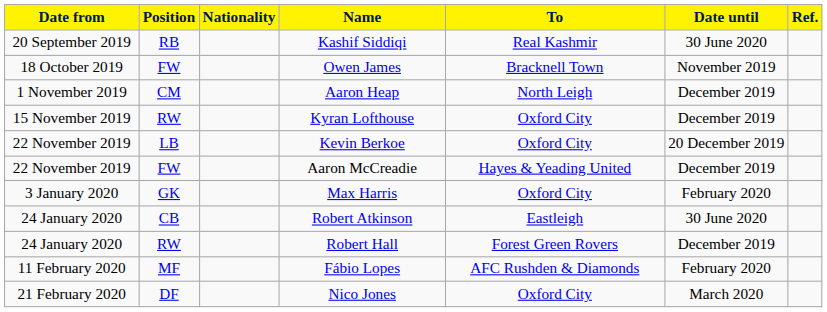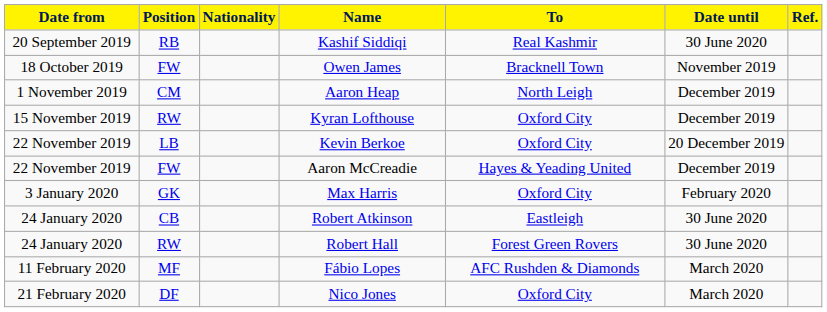(726, 244) December 2019 -> (726, 244) 30 June 2020
(726, 269) February 2020 -> (726, 269) March 2020
